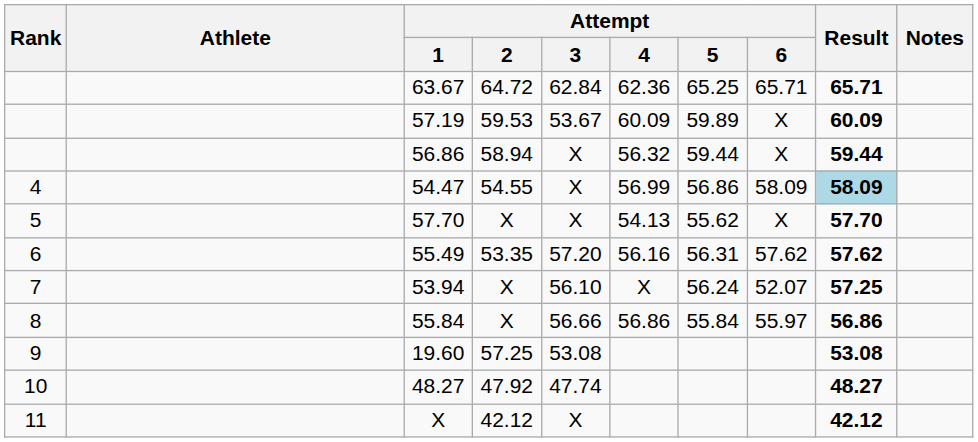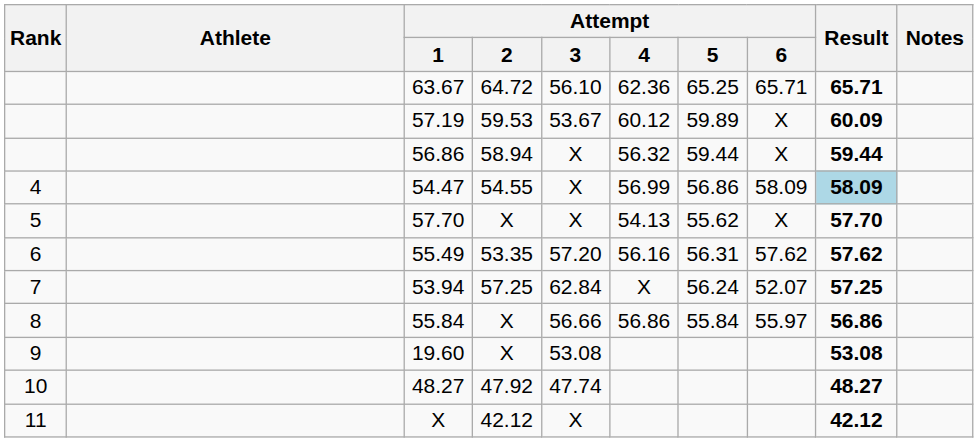(575, 87) 62.84 -> (575, 87) 56.10
(644, 120) 60.09 -> (644, 120) 60.12
(507, 287) X -> (507, 287) 57.25
(575, 287) 56.10 -> (575, 287) 62.84
(507, 353) 57.25 -> (507, 353) X
